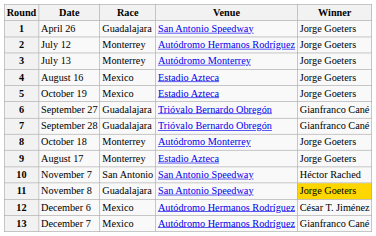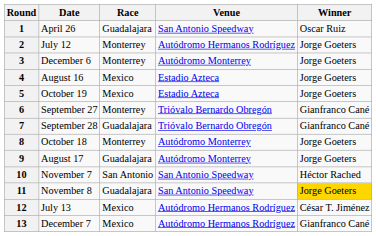(328, 28) Jorge Goeters -> (323, 28) Oscar Ruiz
(56, 61) July 13 -> (66, 61) December 6
(127, 110) Guadalajara -> (124, 110) Monterrey
(124, 158) Monterrey -> (127, 158) Guadalajara
(189, 158) Estadio Azteca -> (204, 158) Autódromo Monterrey
(66, 207) December 6 -> (56, 207) July 13
